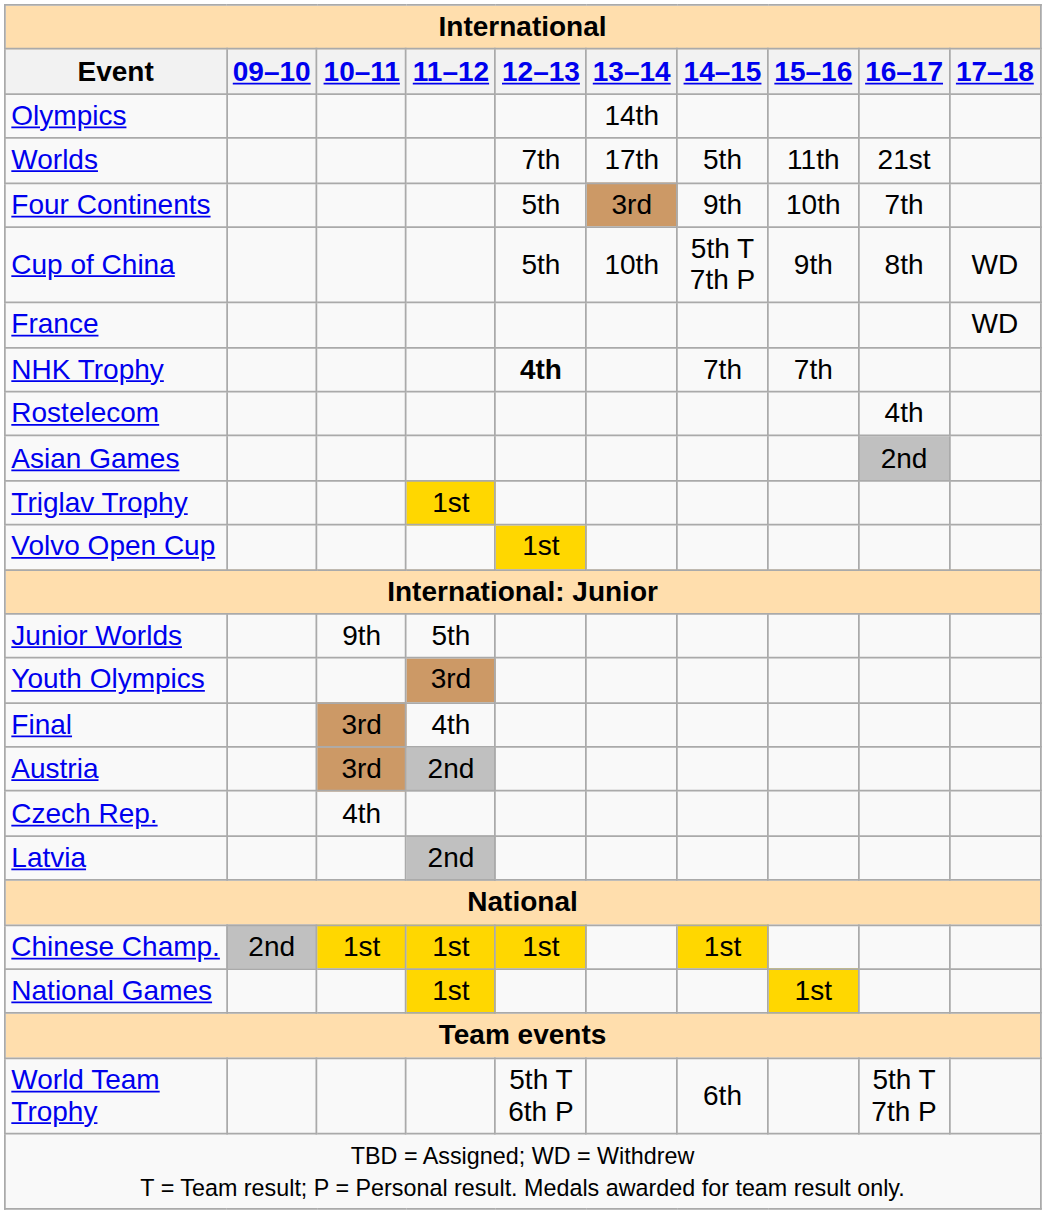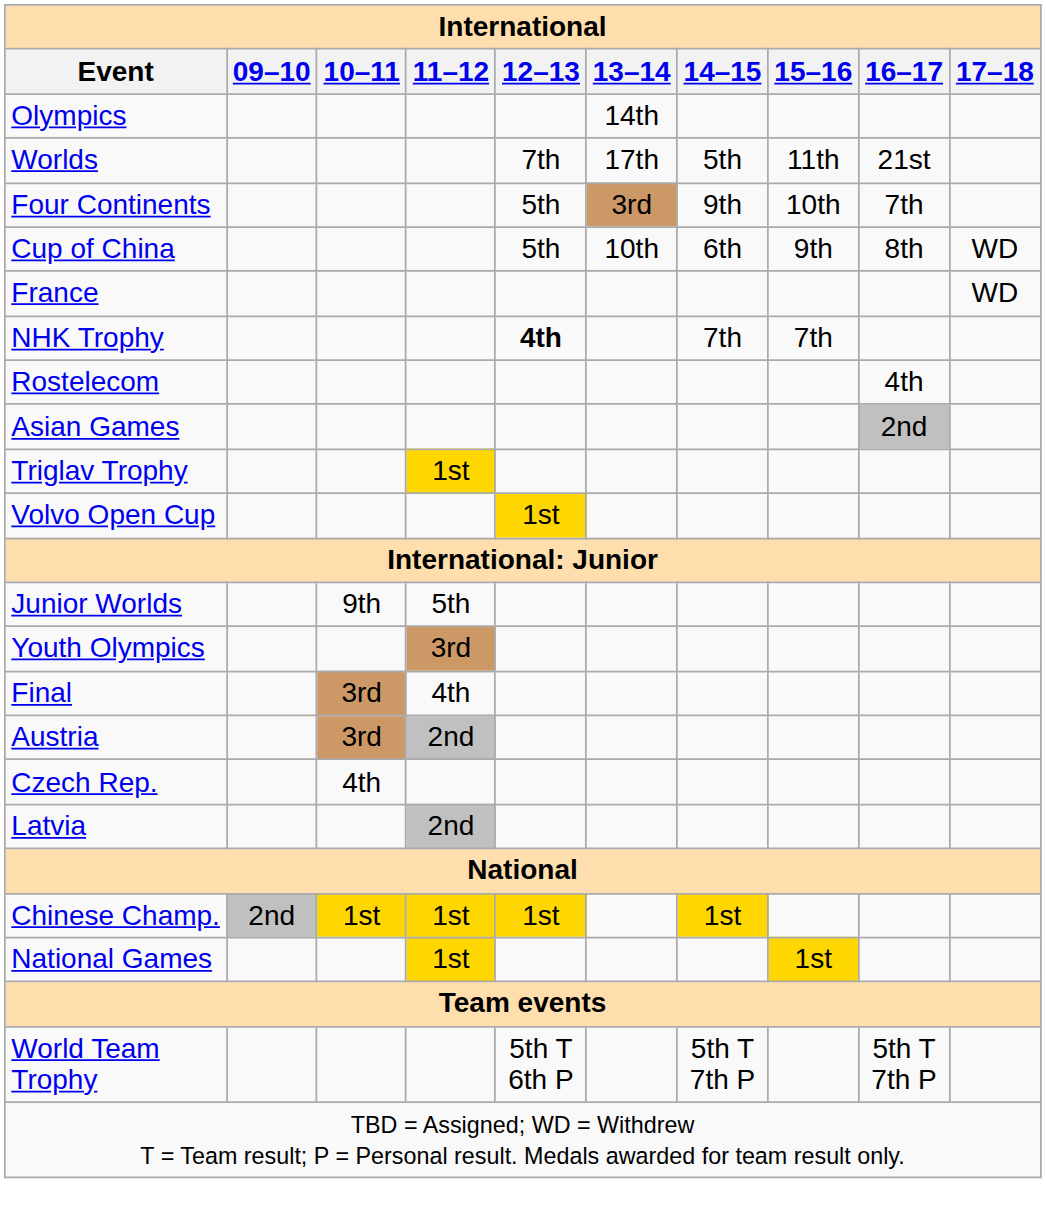(722, 264) 5th T 7th P -> (723, 248) 6th
(723, 1095) 6th -> (722, 1063) 5th T 7th P
